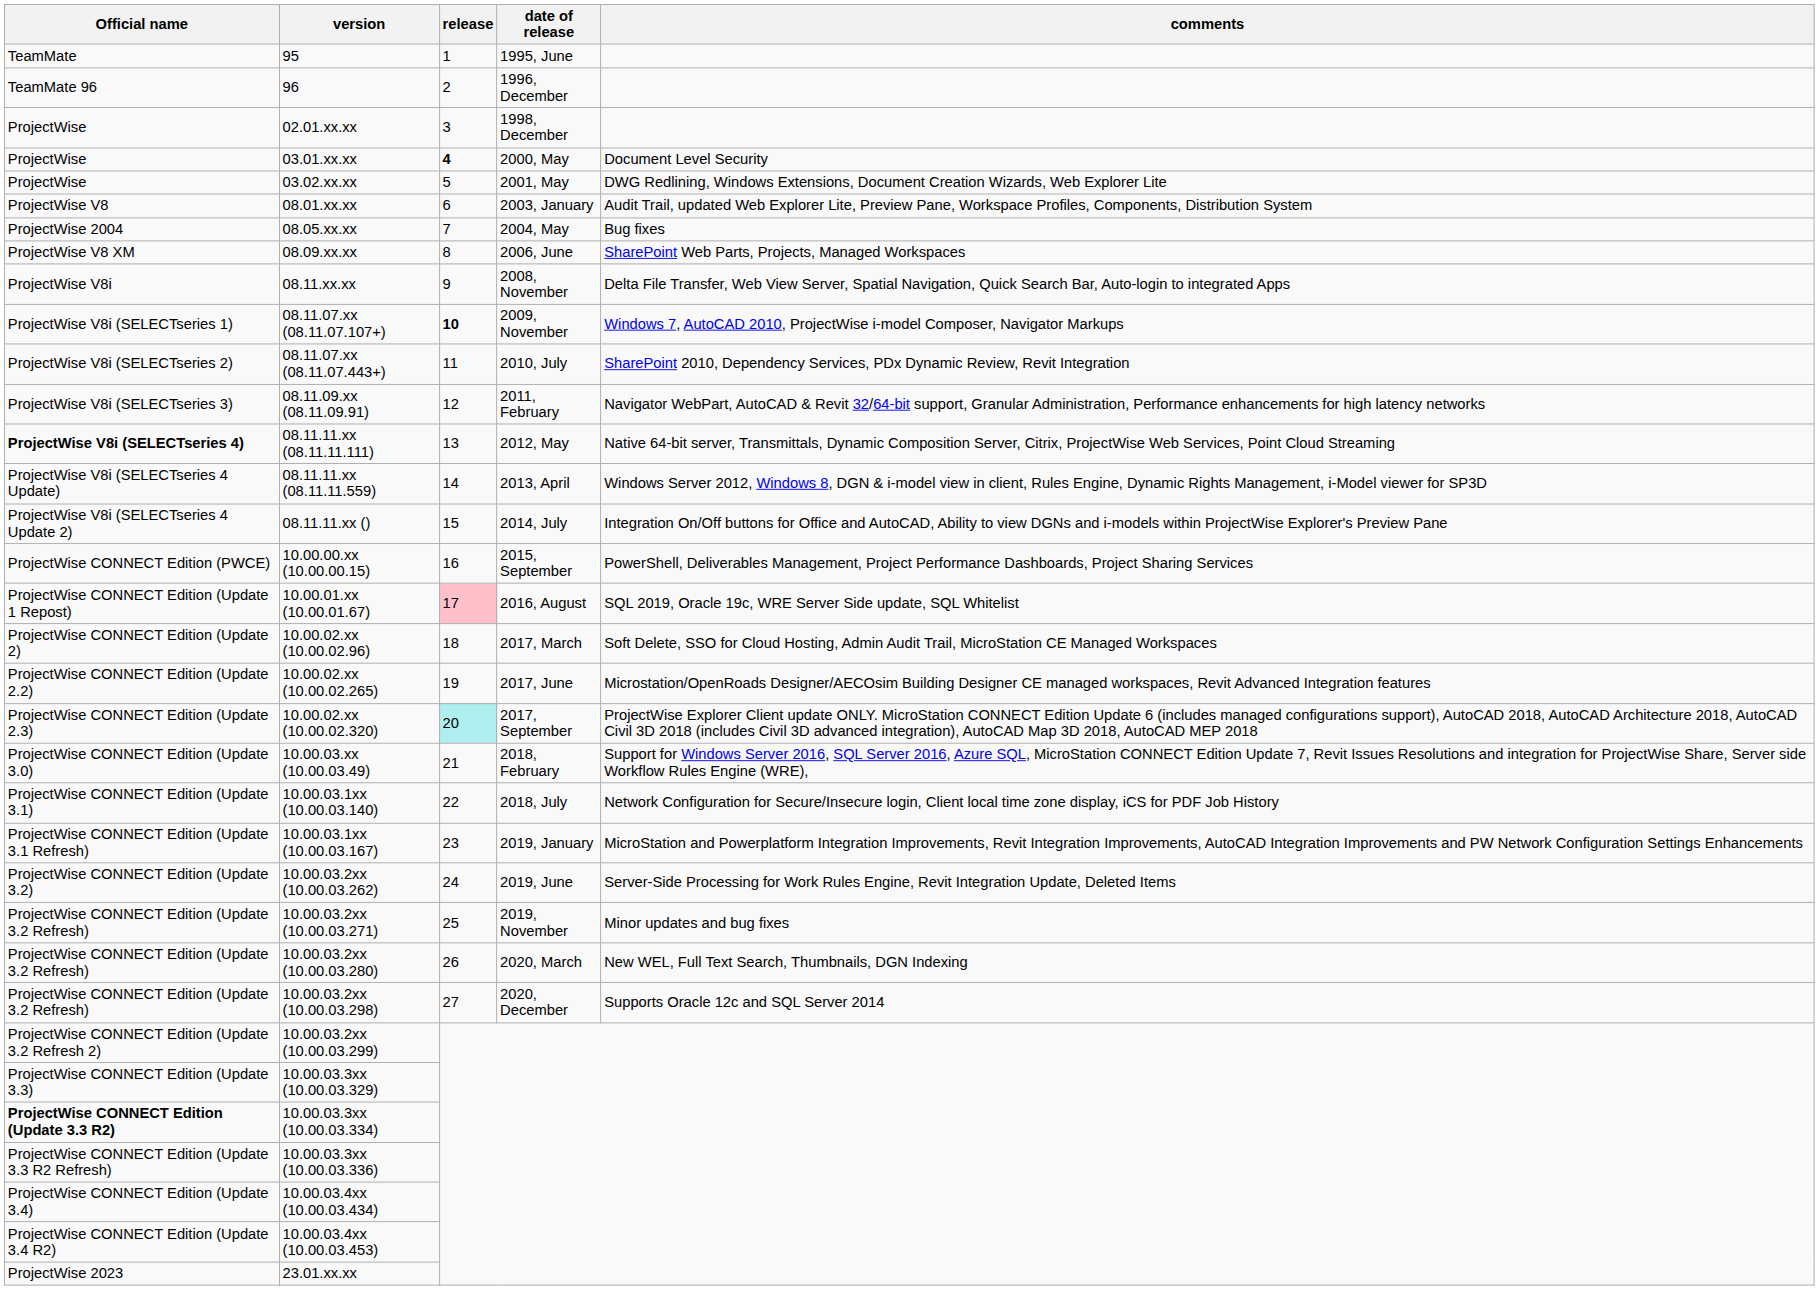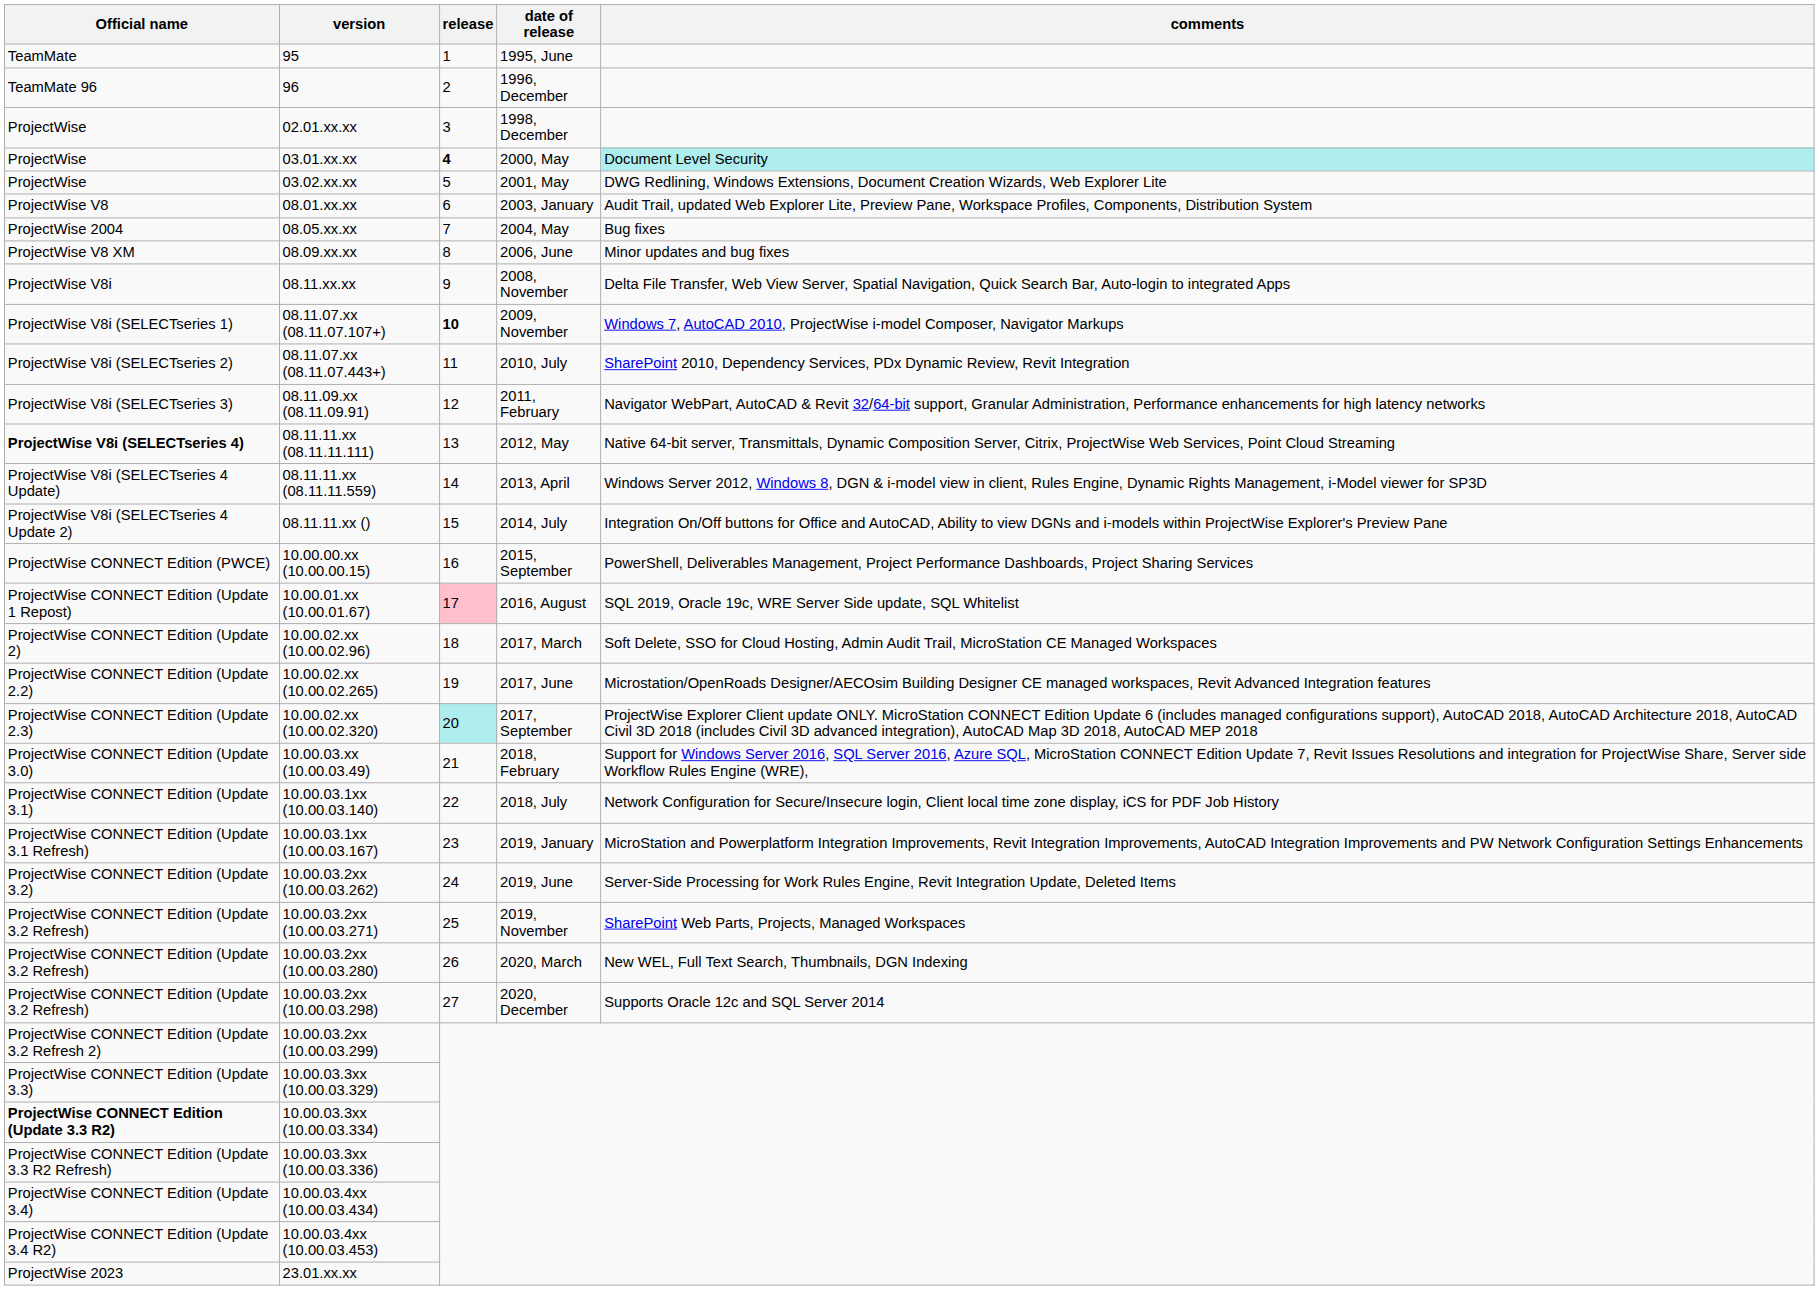(686, 159) no background -> (686, 159) paleturquoise background
(785, 252) SharePoint Web Parts, Projects, Managed Workspaces -> (697, 252) Minor updates and bug fixes
(697, 922) Minor updates and bug fixes -> (785, 922) SharePoint Web Parts, Projects, Managed Workspaces
